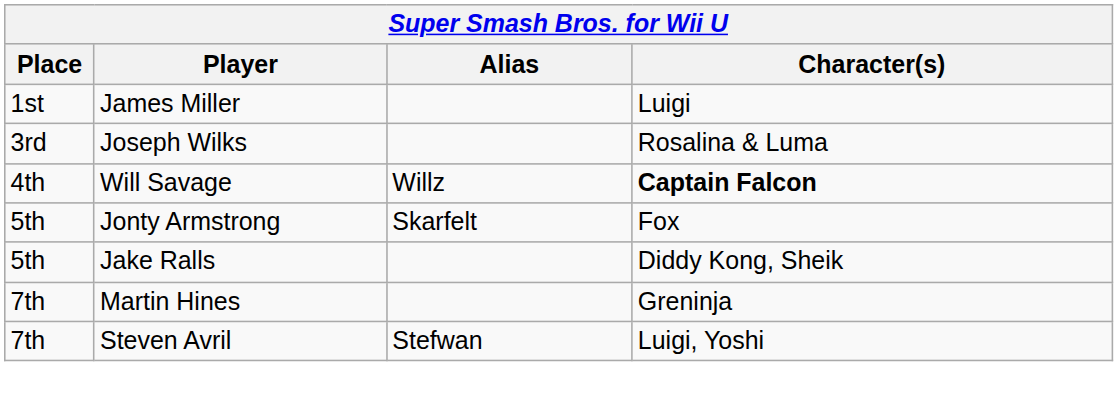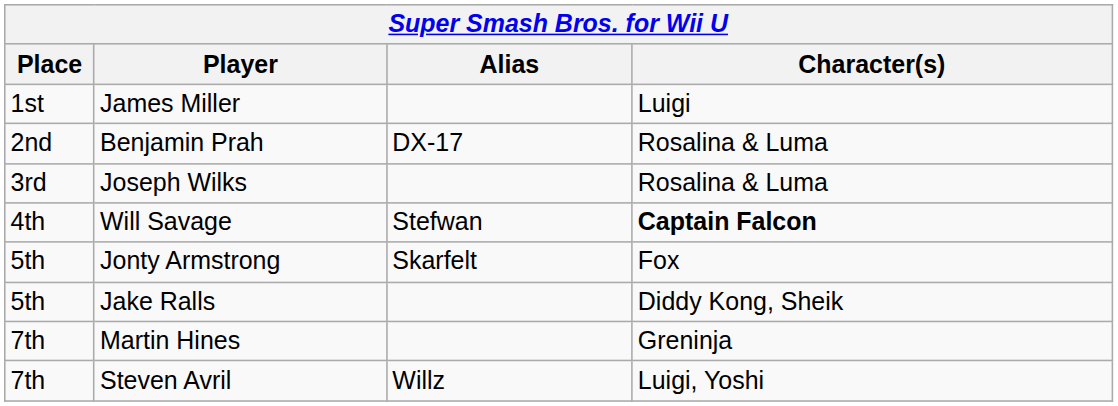+ row: (182, 143)
(419, 182) Willz -> (437, 222) Stefwan
(437, 340) Stefwan -> (419, 380) Willz
